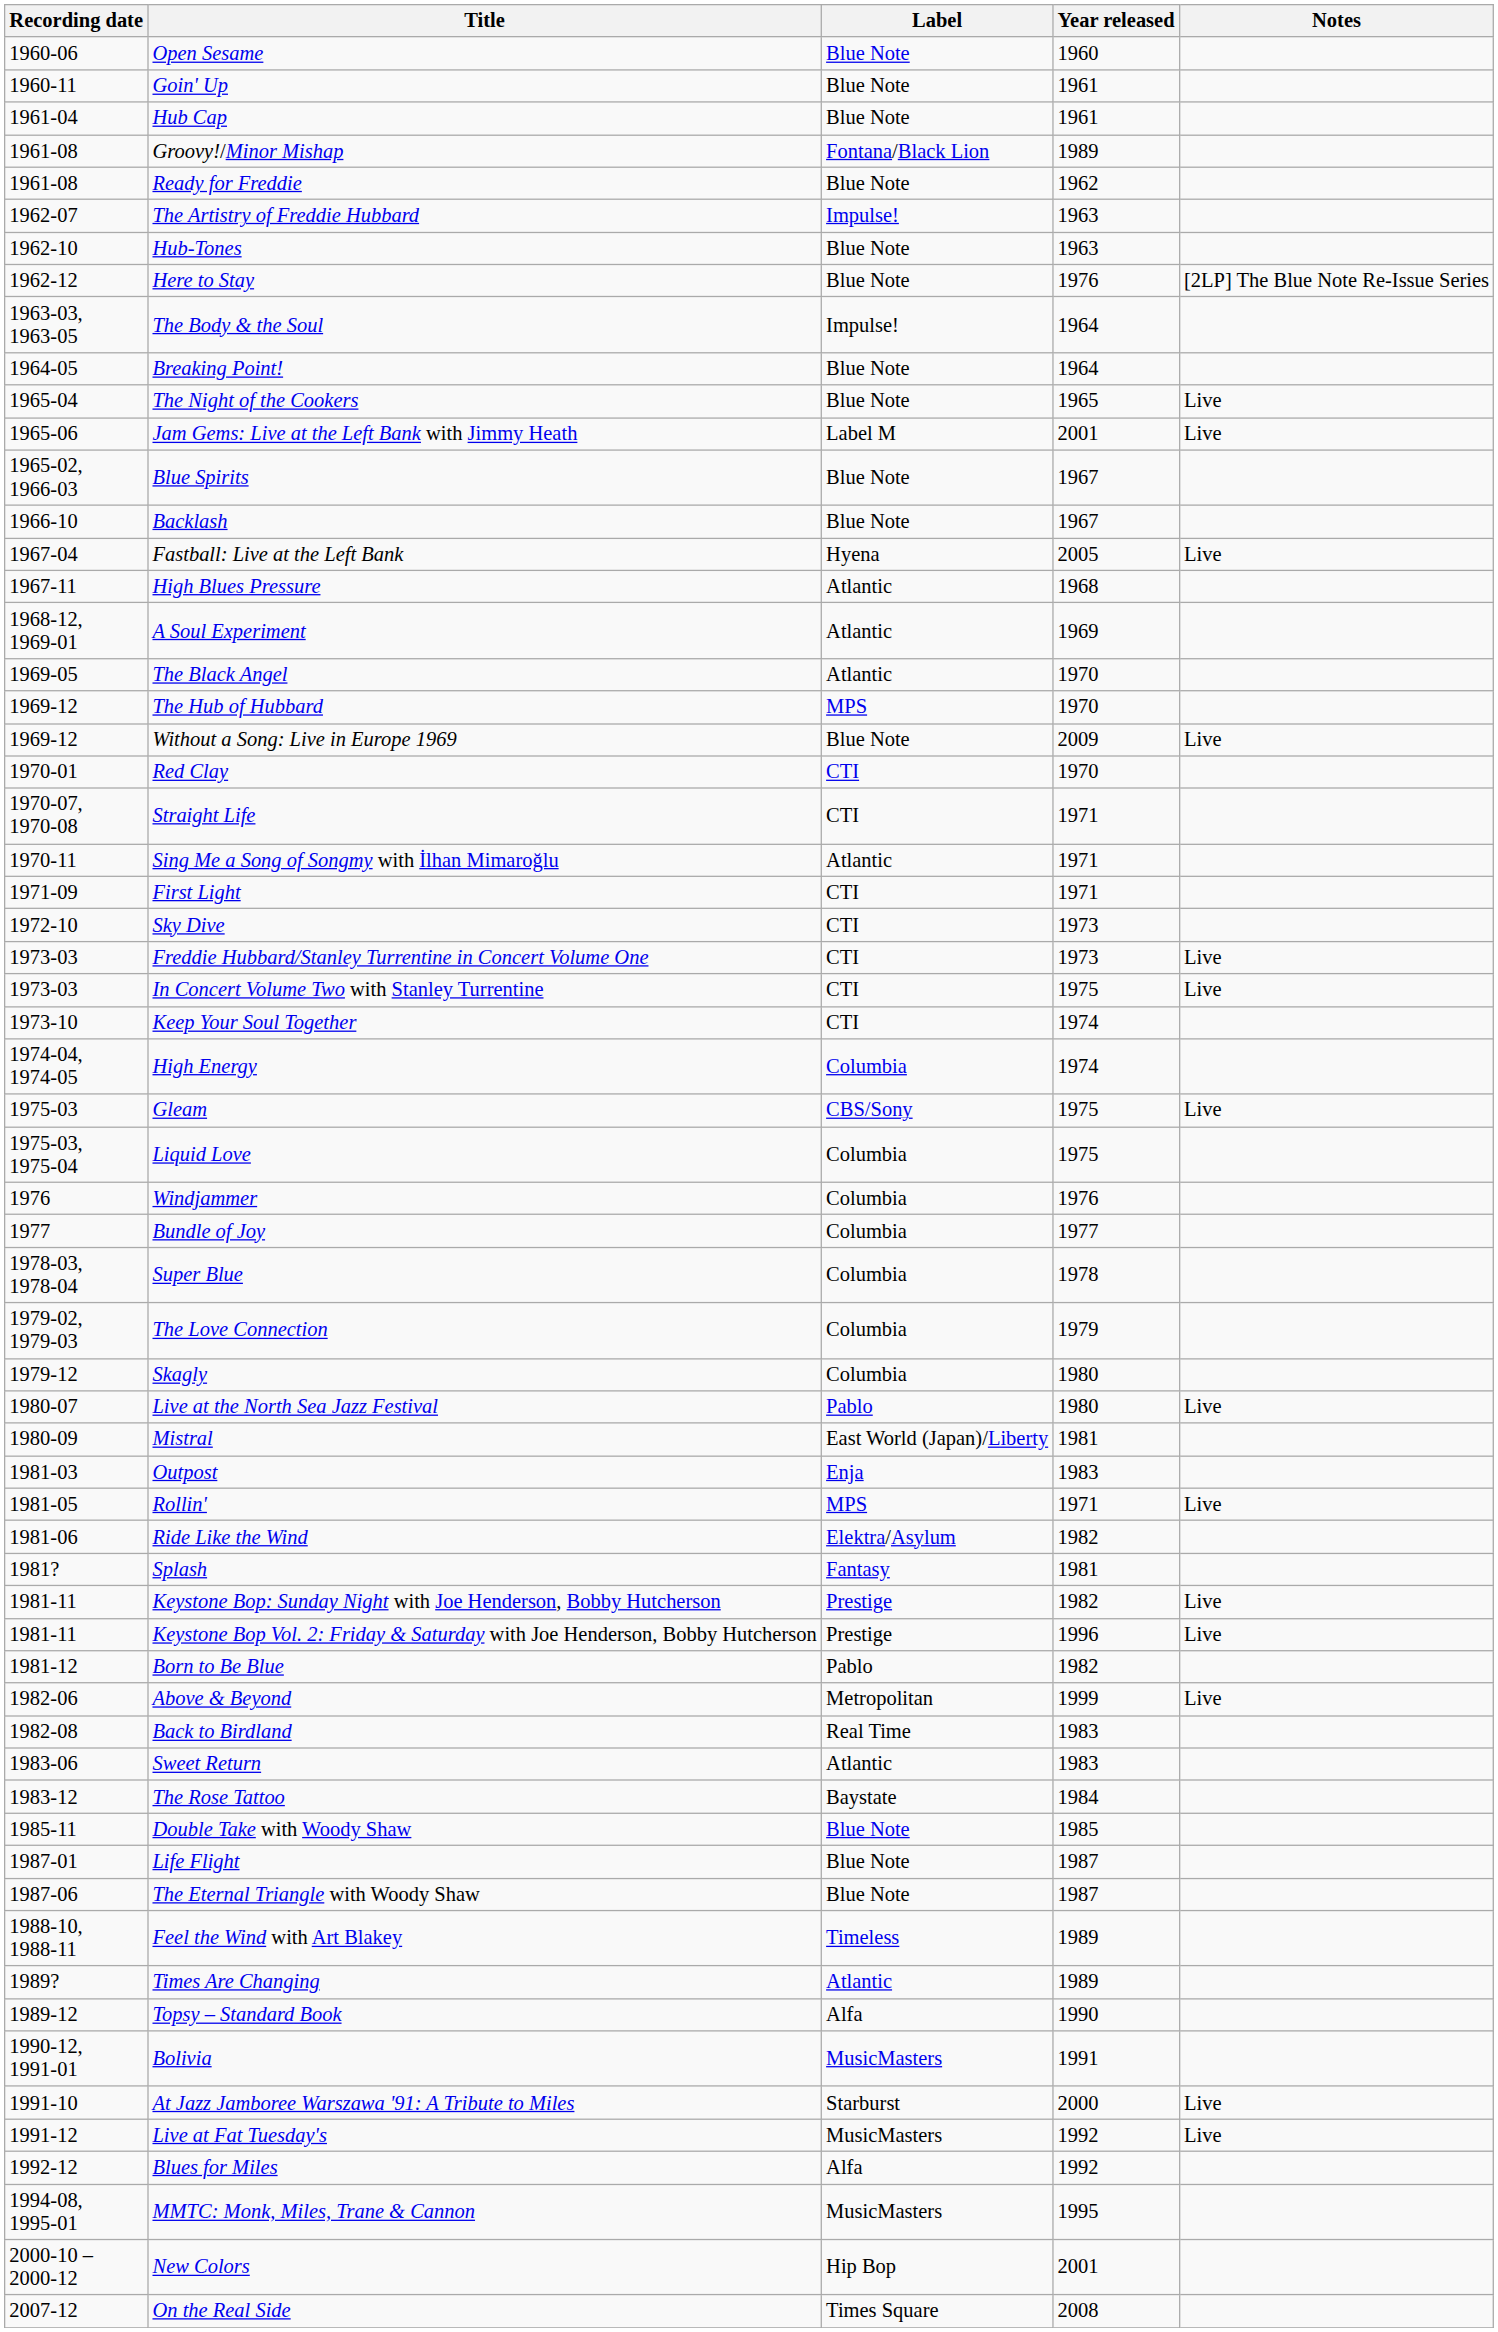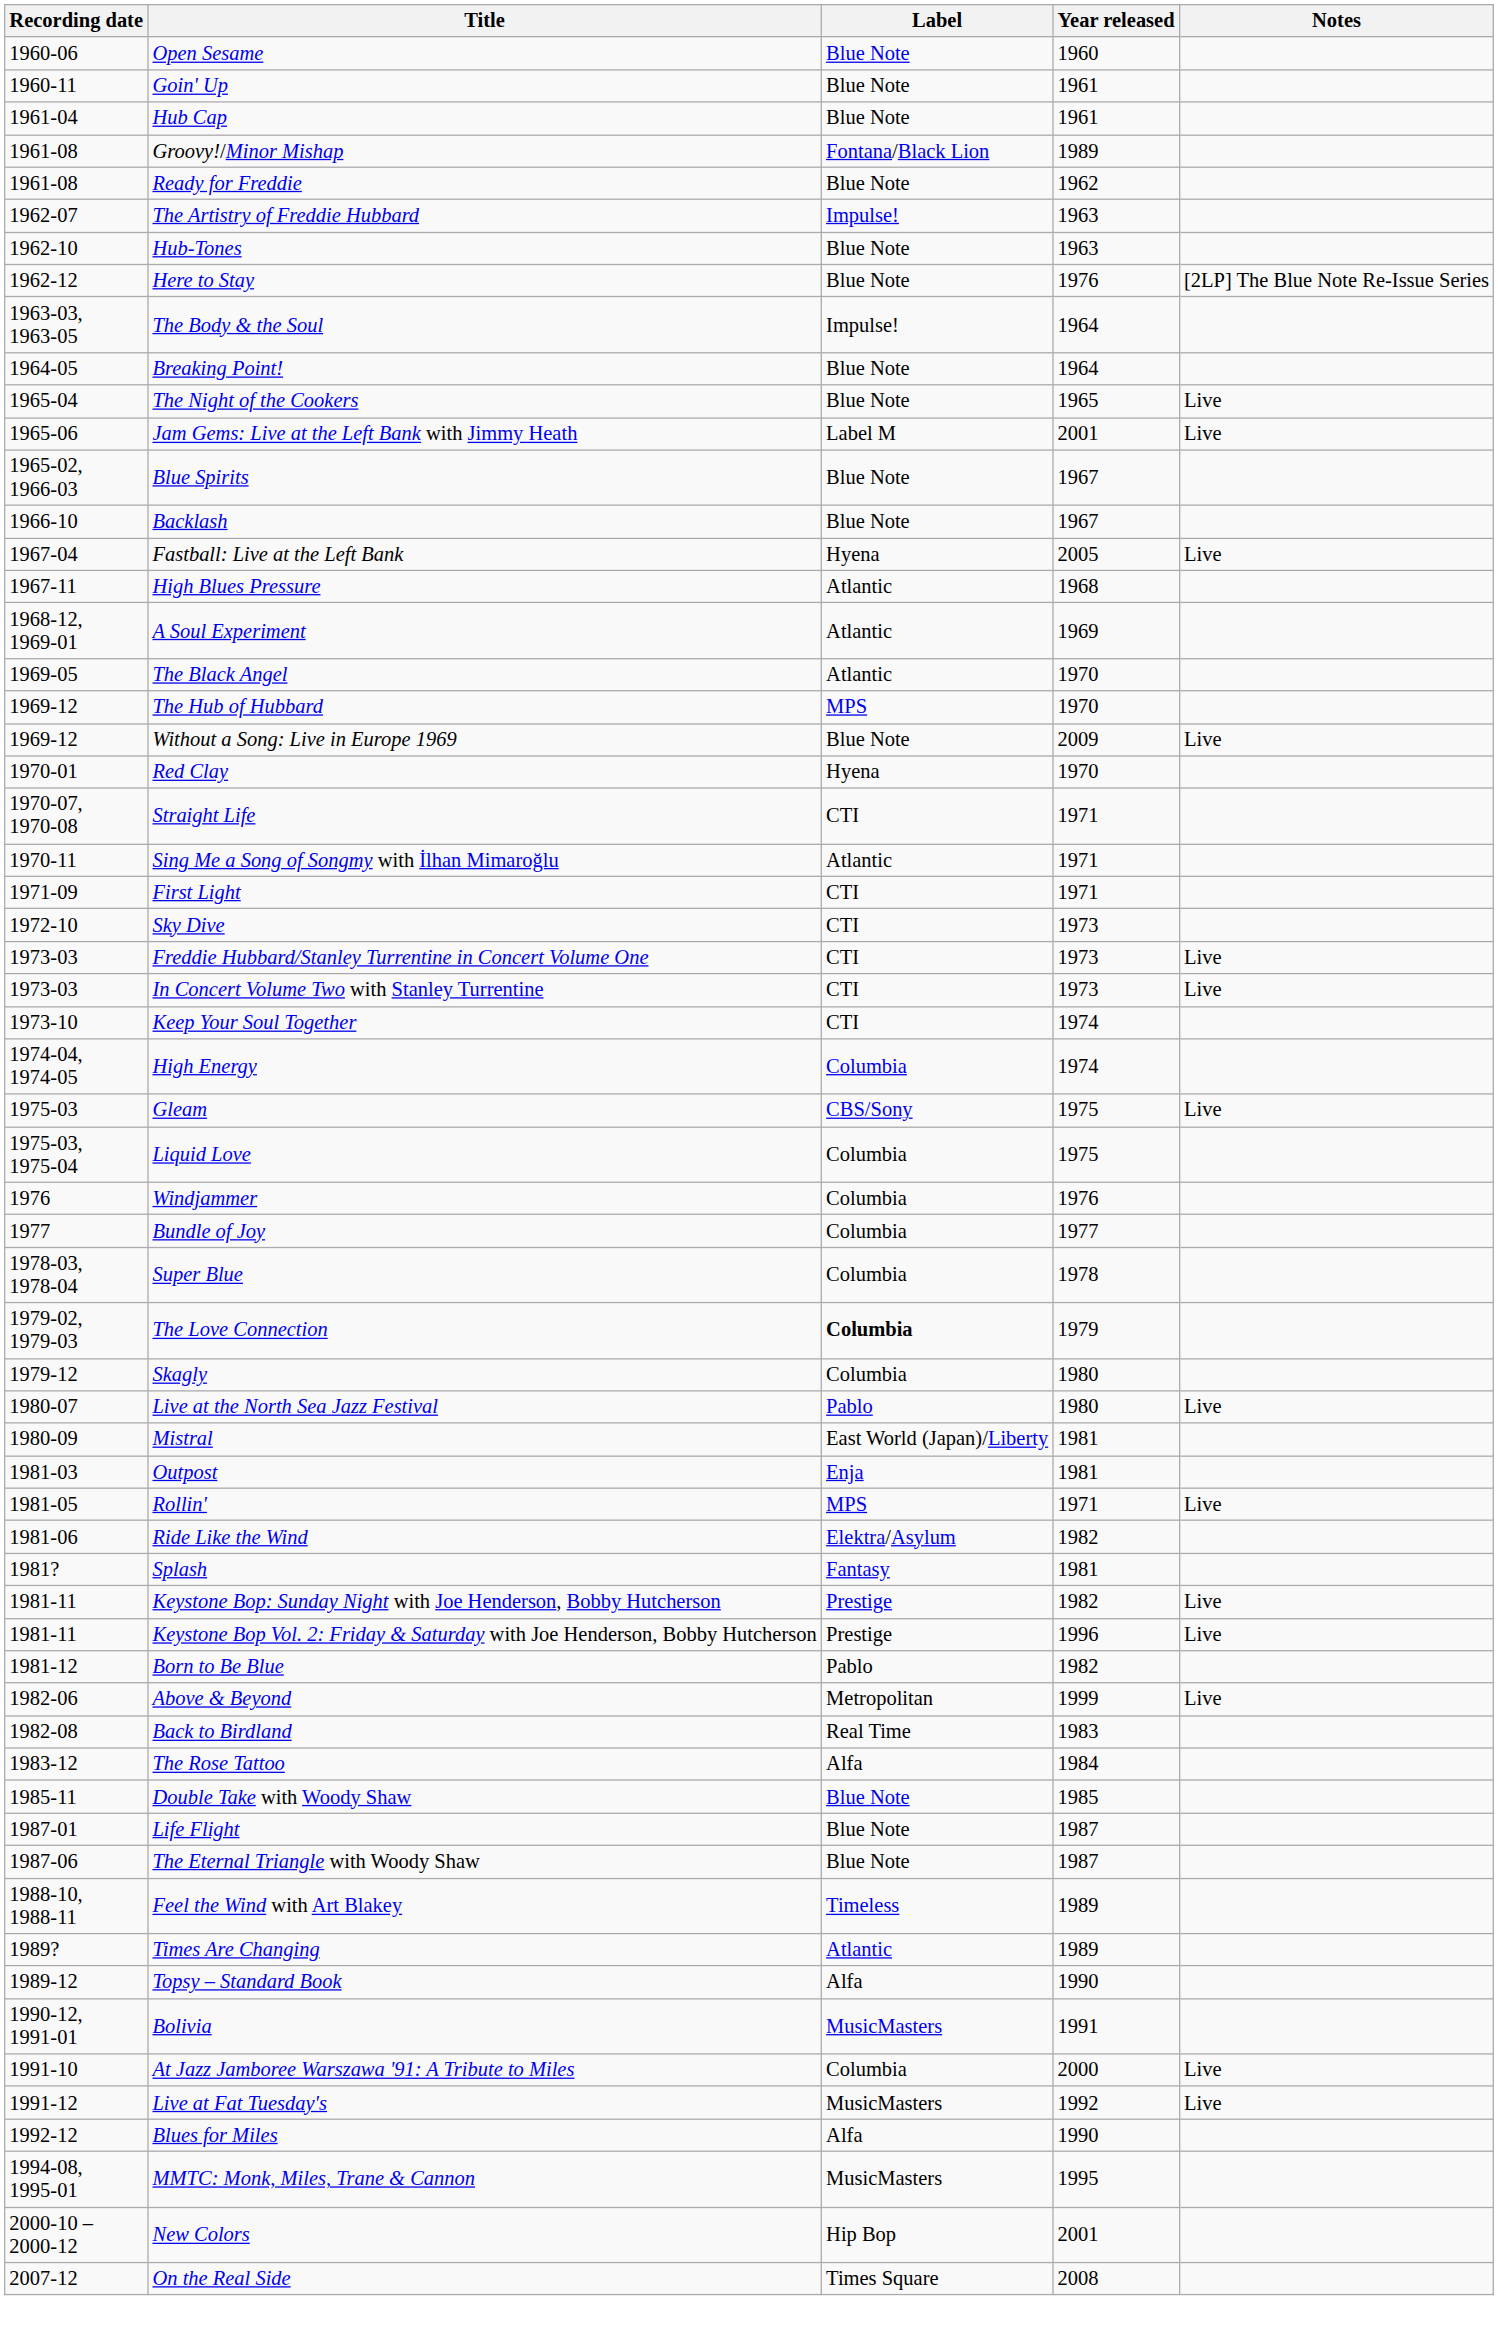(843, 771) CTI -> (853, 771) Hyena
(1078, 989) 1975 -> (1078, 989) 1973
(866, 1330) normal -> (869, 1330) bold
(1078, 1471) 1983 -> (1078, 1471) 1981
- row: (207, 1764)
(861, 1796) Baystate -> (844, 1764) Alfa
(863, 2102) Starburst -> (866, 2070) Columbia
(1078, 2167) 1992 -> (1078, 2134) 1990
